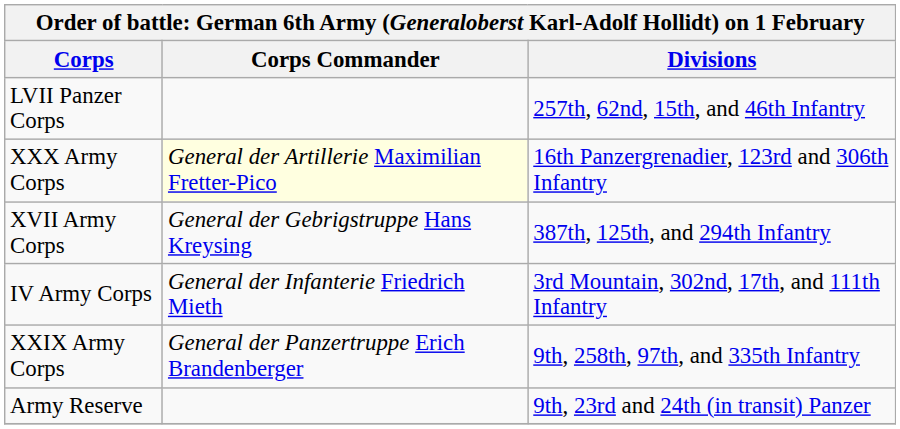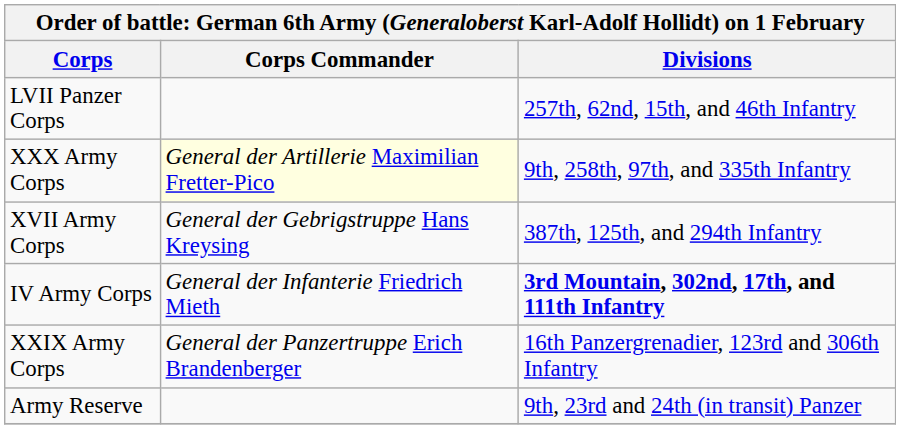(711, 170) 16th Panzergrenadier, 123rd and 306th Infantry -> (687, 170) 9th, 258th, 97th, and 335th Infantry
(707, 294) normal -> (679, 294) bold
(697, 356) 9th, 258th, 97th, and 335th Infantry -> (701, 356) 16th Panzergrenadier, 123rd and 306th Infantry
